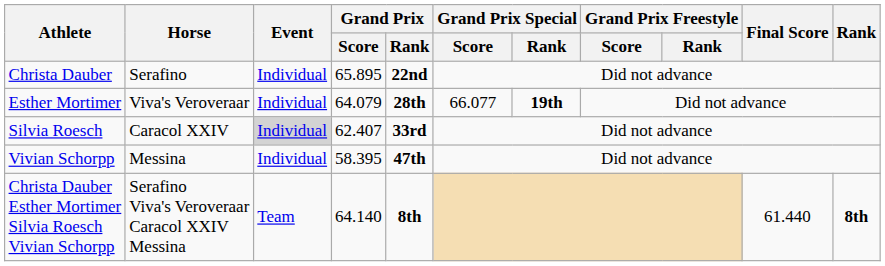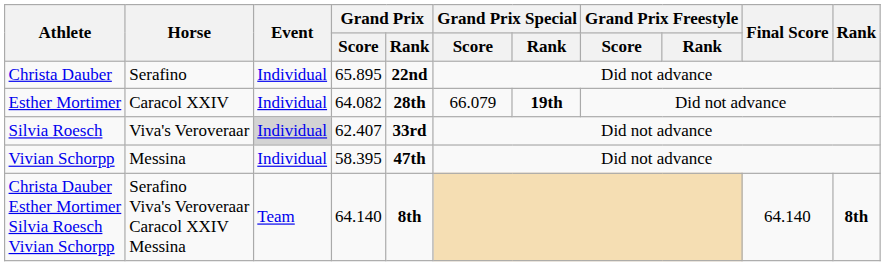(189, 102) Viva's Veroveraar -> (179, 102) Caracol XXIV
(358, 102) 64.079 -> (358, 102) 64.082
(473, 102) 66.077 -> (473, 102) 66.079
(179, 131) Caracol XXIV -> (189, 131) Viva's Veroveraar
(787, 217) 61.440 -> (787, 217) 64.140
